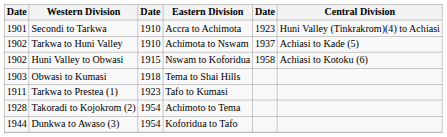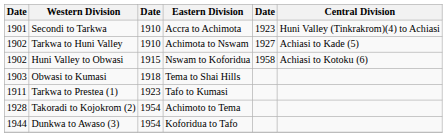(265, 44) 1937 -> (265, 44) 1927
